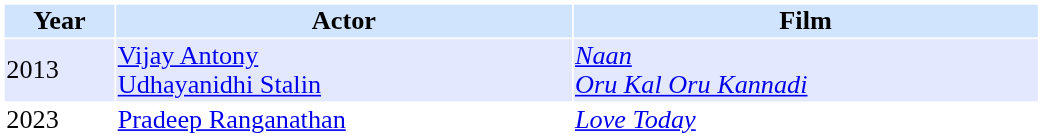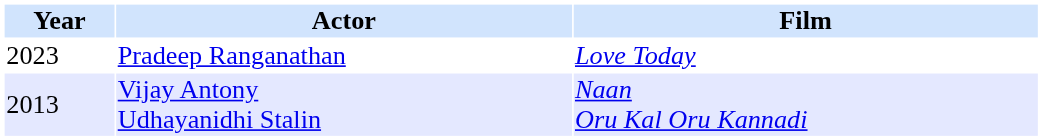rows swapped: (232, 119) <-> (219, 69)
